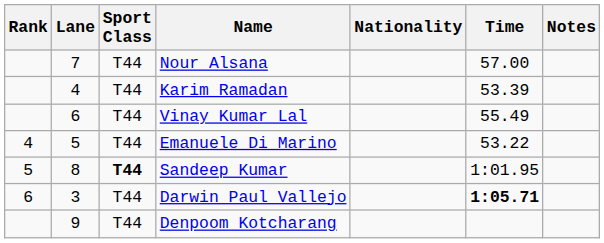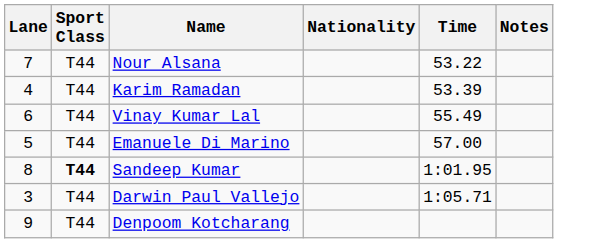- column: (28, 27)
(505, 64) 57.00 -> (458, 64) 53.22
(505, 144) 53.22 -> (458, 144) 57.00
(505, 197) bold -> (458, 197) normal
